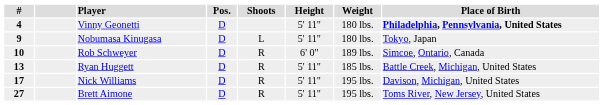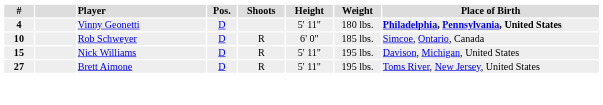- row: (120, 38)
(358, 52) 189 lbs. -> (358, 38) 185 lbs.
- row: (106, 66)
(19, 80) 17 -> (19, 52) 15
